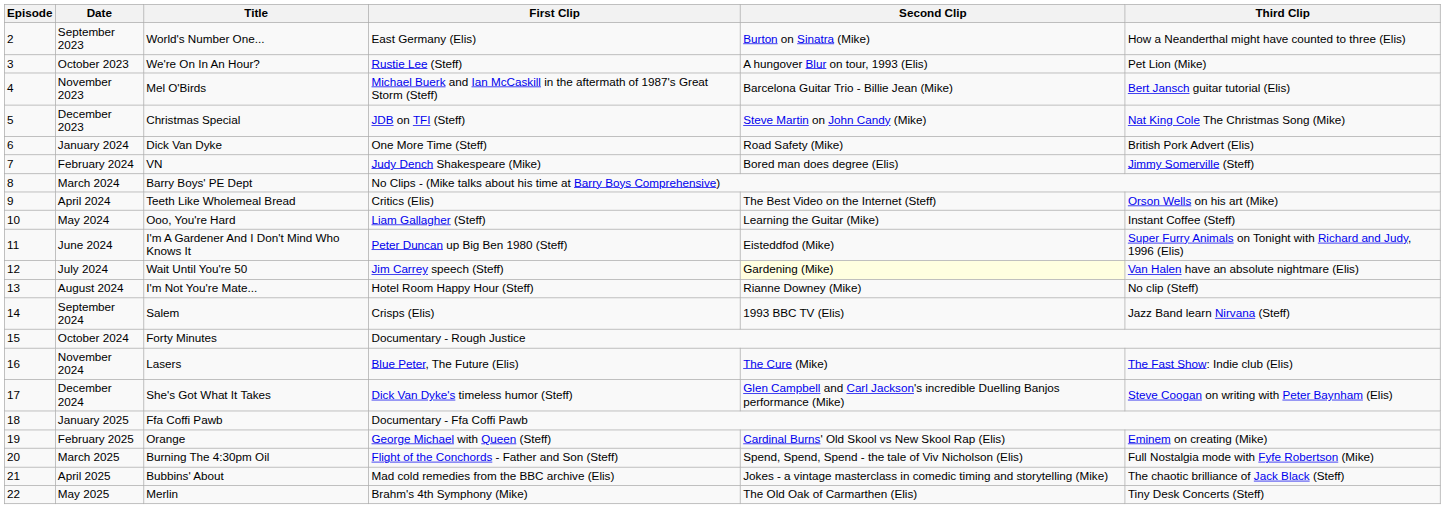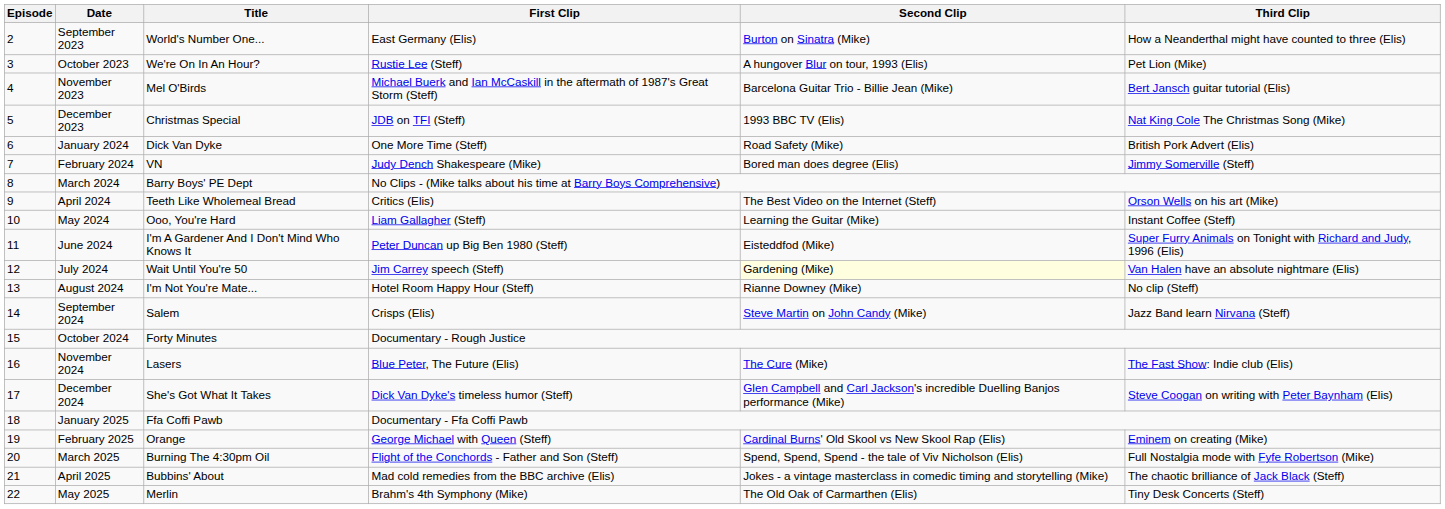(835, 120) Steve Martin on John Candy (Mike) -> (794, 120) 1993 BBC TV (Elis)
(794, 313) 1993 BBC TV (Elis) -> (835, 313) Steve Martin on John Candy (Mike)
